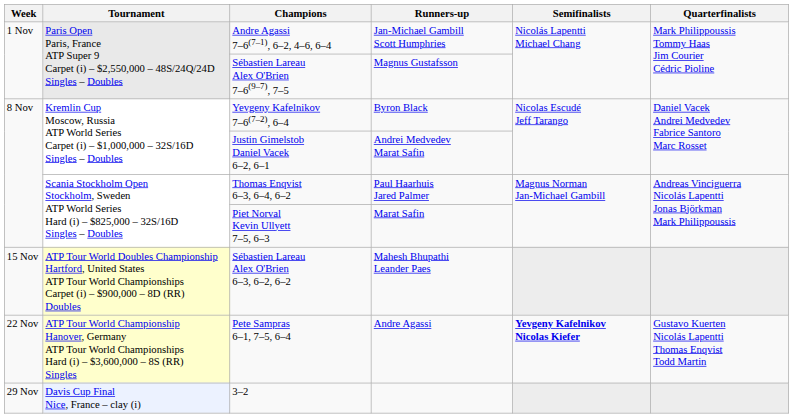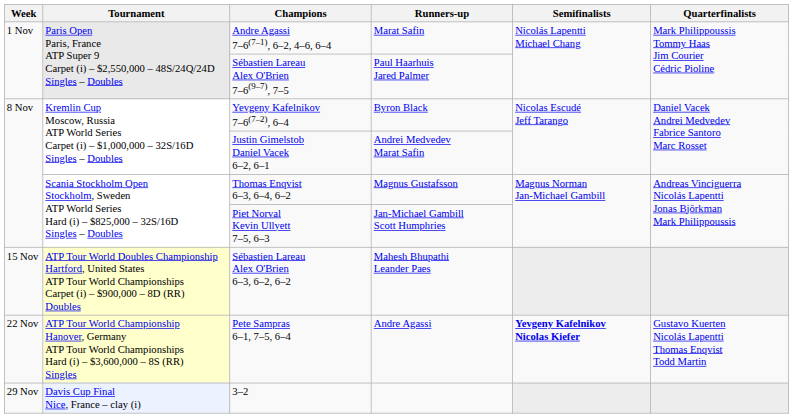(419, 37) Jan-Michael Gambill Scott Humphries -> (399, 31) Marat Safin
(416, 63) Magnus Gustafsson -> (404, 69) Paul Haarhuis Jared Palmer
(404, 189) Paul Haarhuis Jared Palmer -> (416, 183) Magnus Gustafsson
(399, 213) Marat Safin -> (419, 219) Jan-Michael Gambill Scott Humphries
